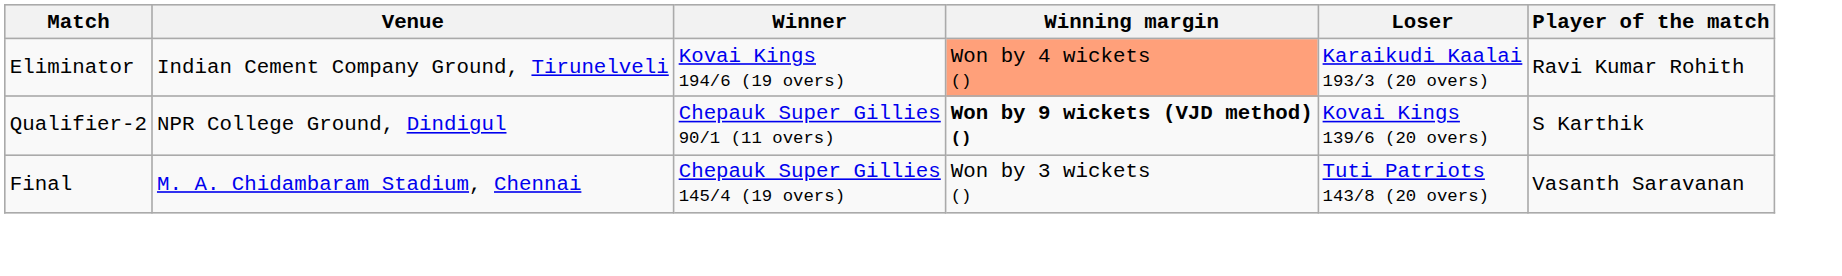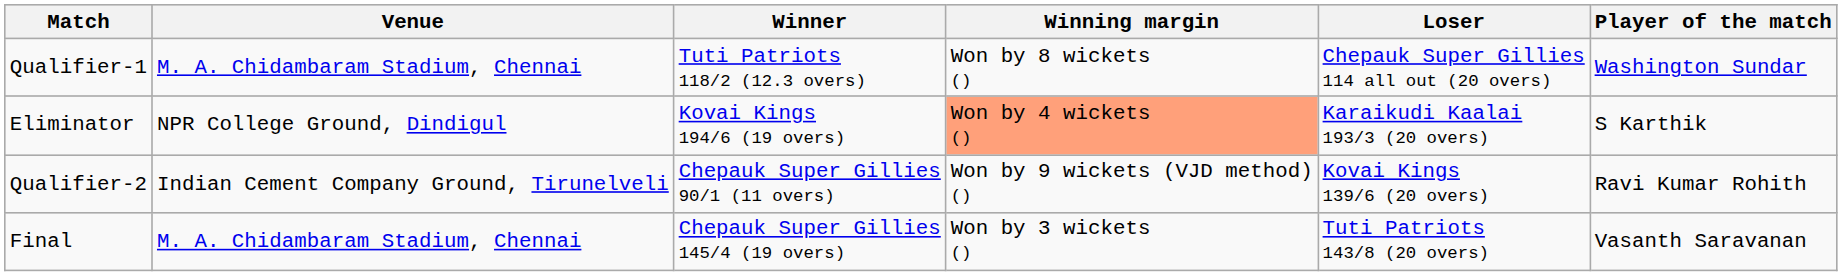+ row: (78, 68)
(413, 68) Indian Cement Company Ground, Tirunelveli -> (332, 126) NPR College Ground, Dindigul
(1638, 68) Ravi Kumar Rohith -> (1651, 126) S Karthik
(332, 126) NPR College Ground, Dindigul -> (413, 183) Indian Cement Company Ground, Tirunelveli
(1132, 126) bold -> (1132, 183) normal
(1588, 126) S Karthik -> (1701, 183) Ravi Kumar Rohith
